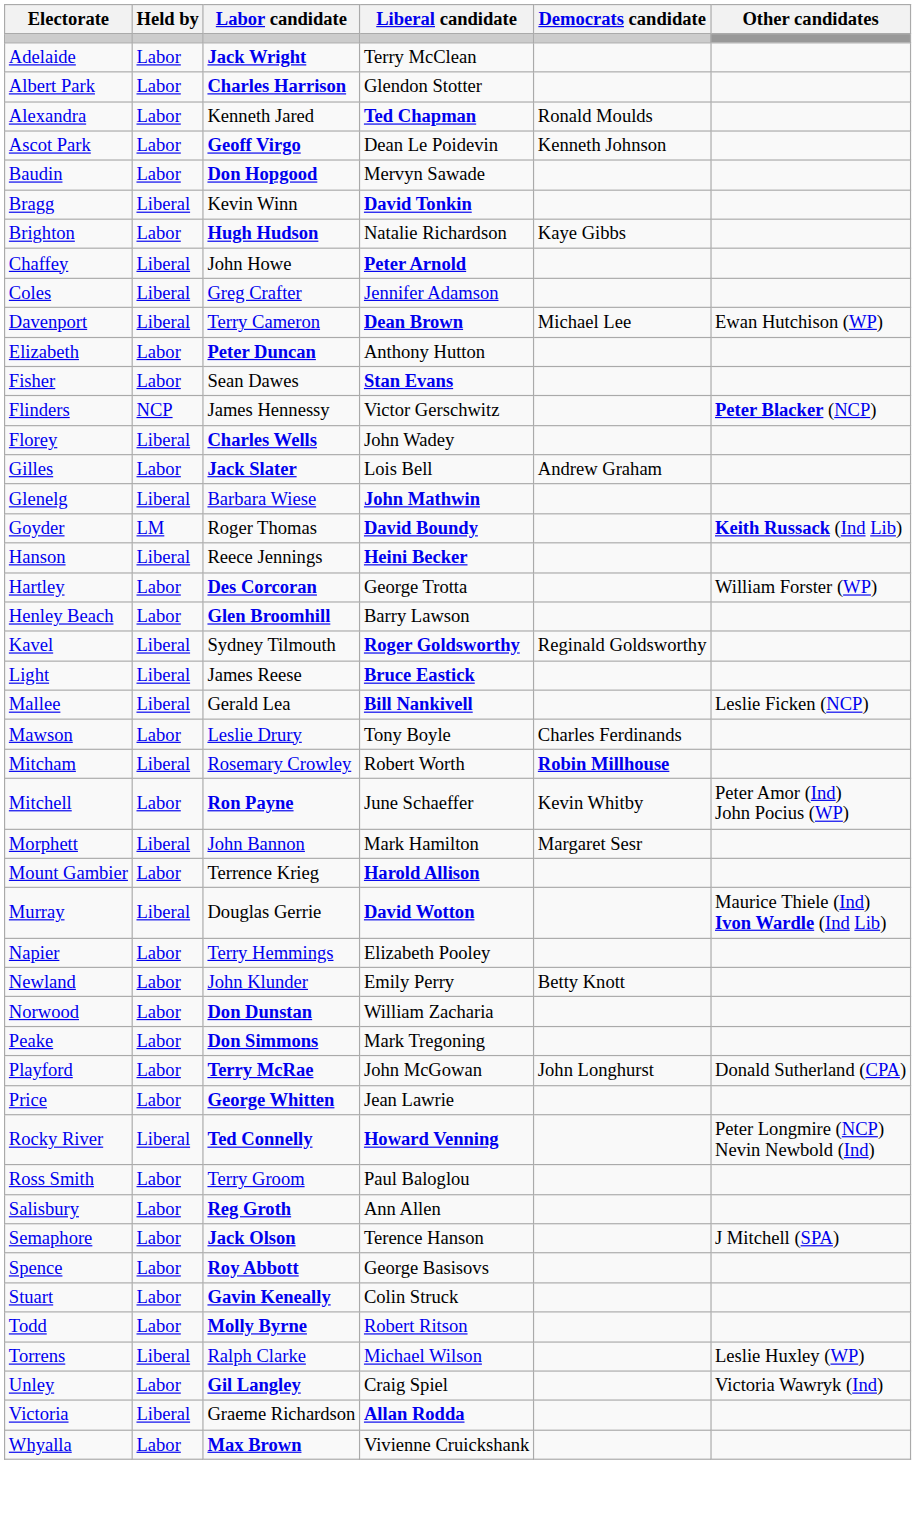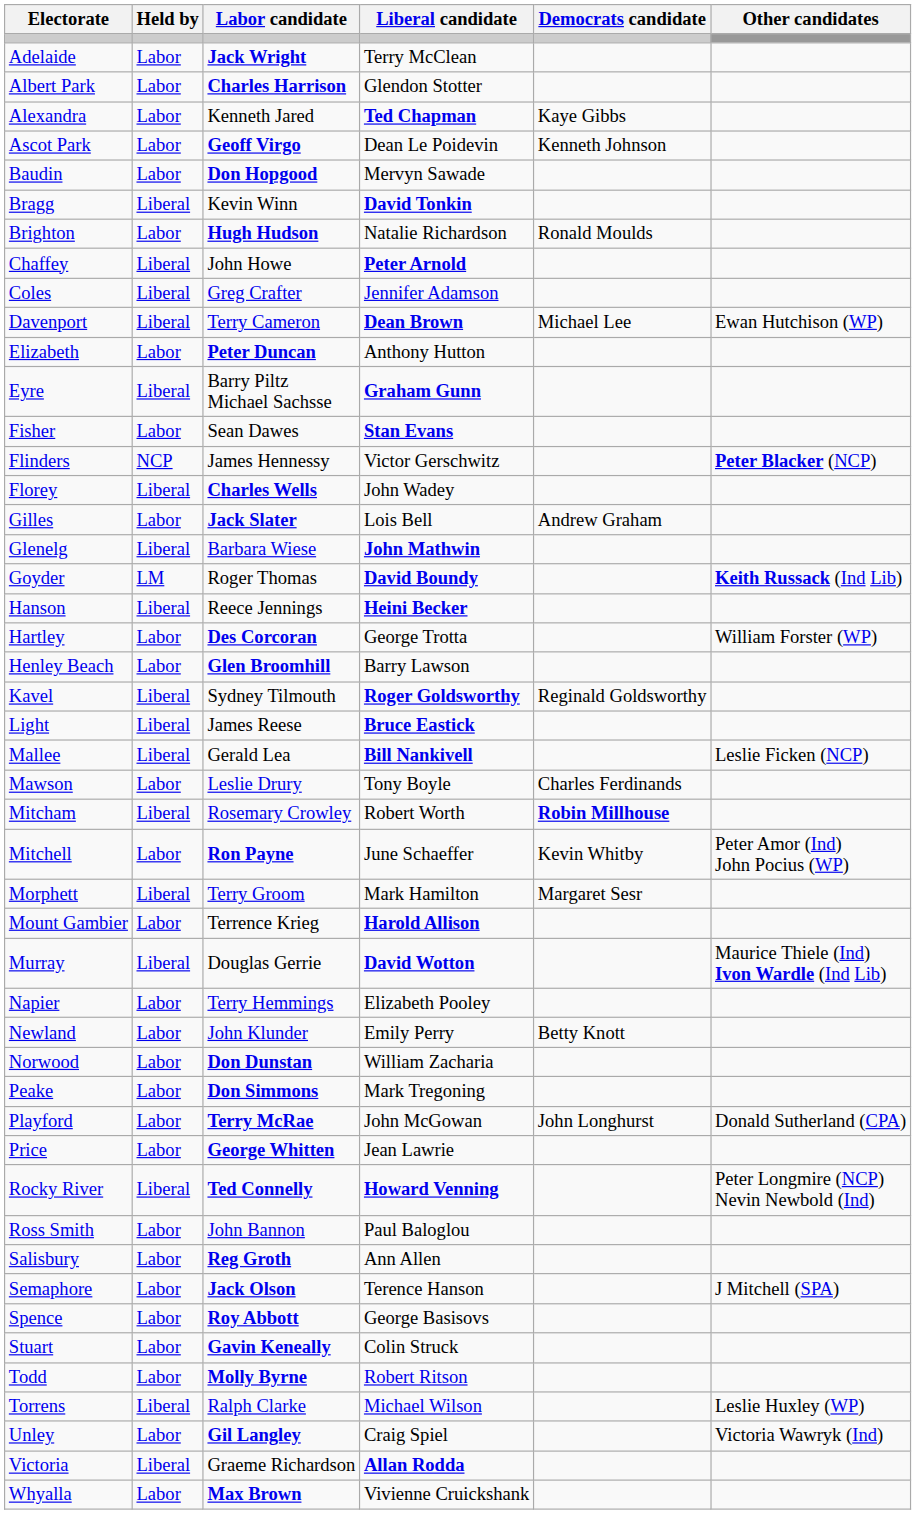(595, 116) Ronald Moulds -> (582, 116) Kaye Gibbs
(582, 233) Kaye Gibbs -> (595, 233) Ronald Moulds
+ row: (26, 391)
(256, 843) John Bannon -> (256, 893) Terry Groom
(256, 1179) Terry Groom -> (256, 1229) John Bannon
